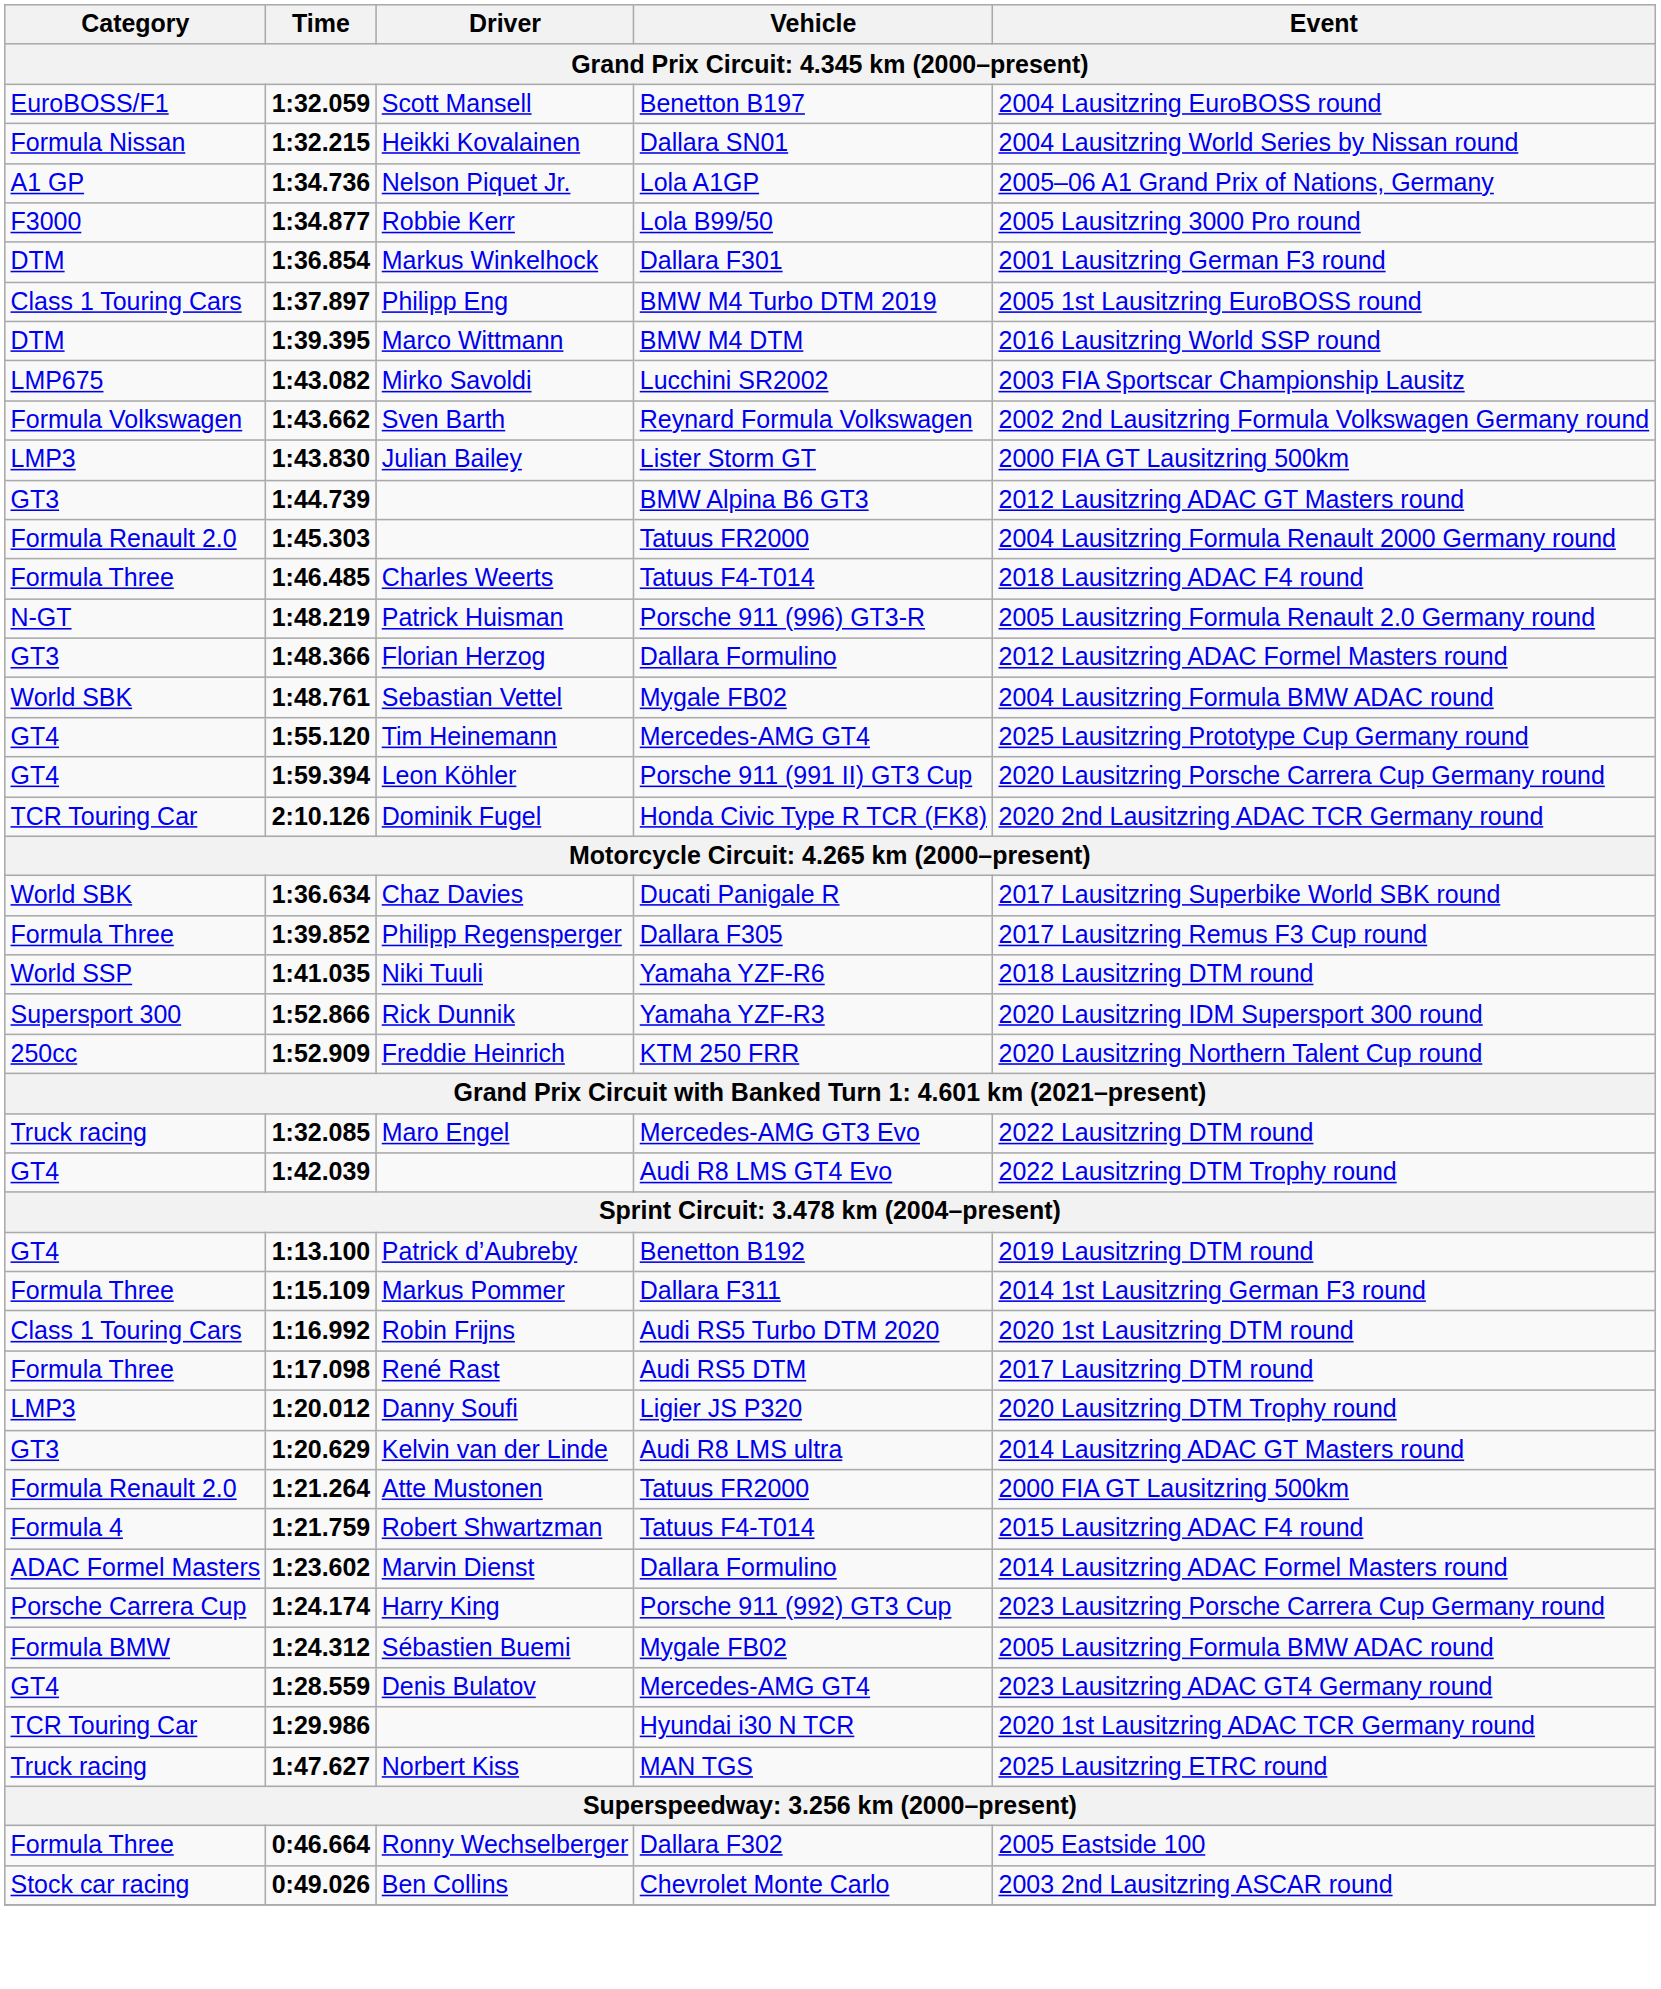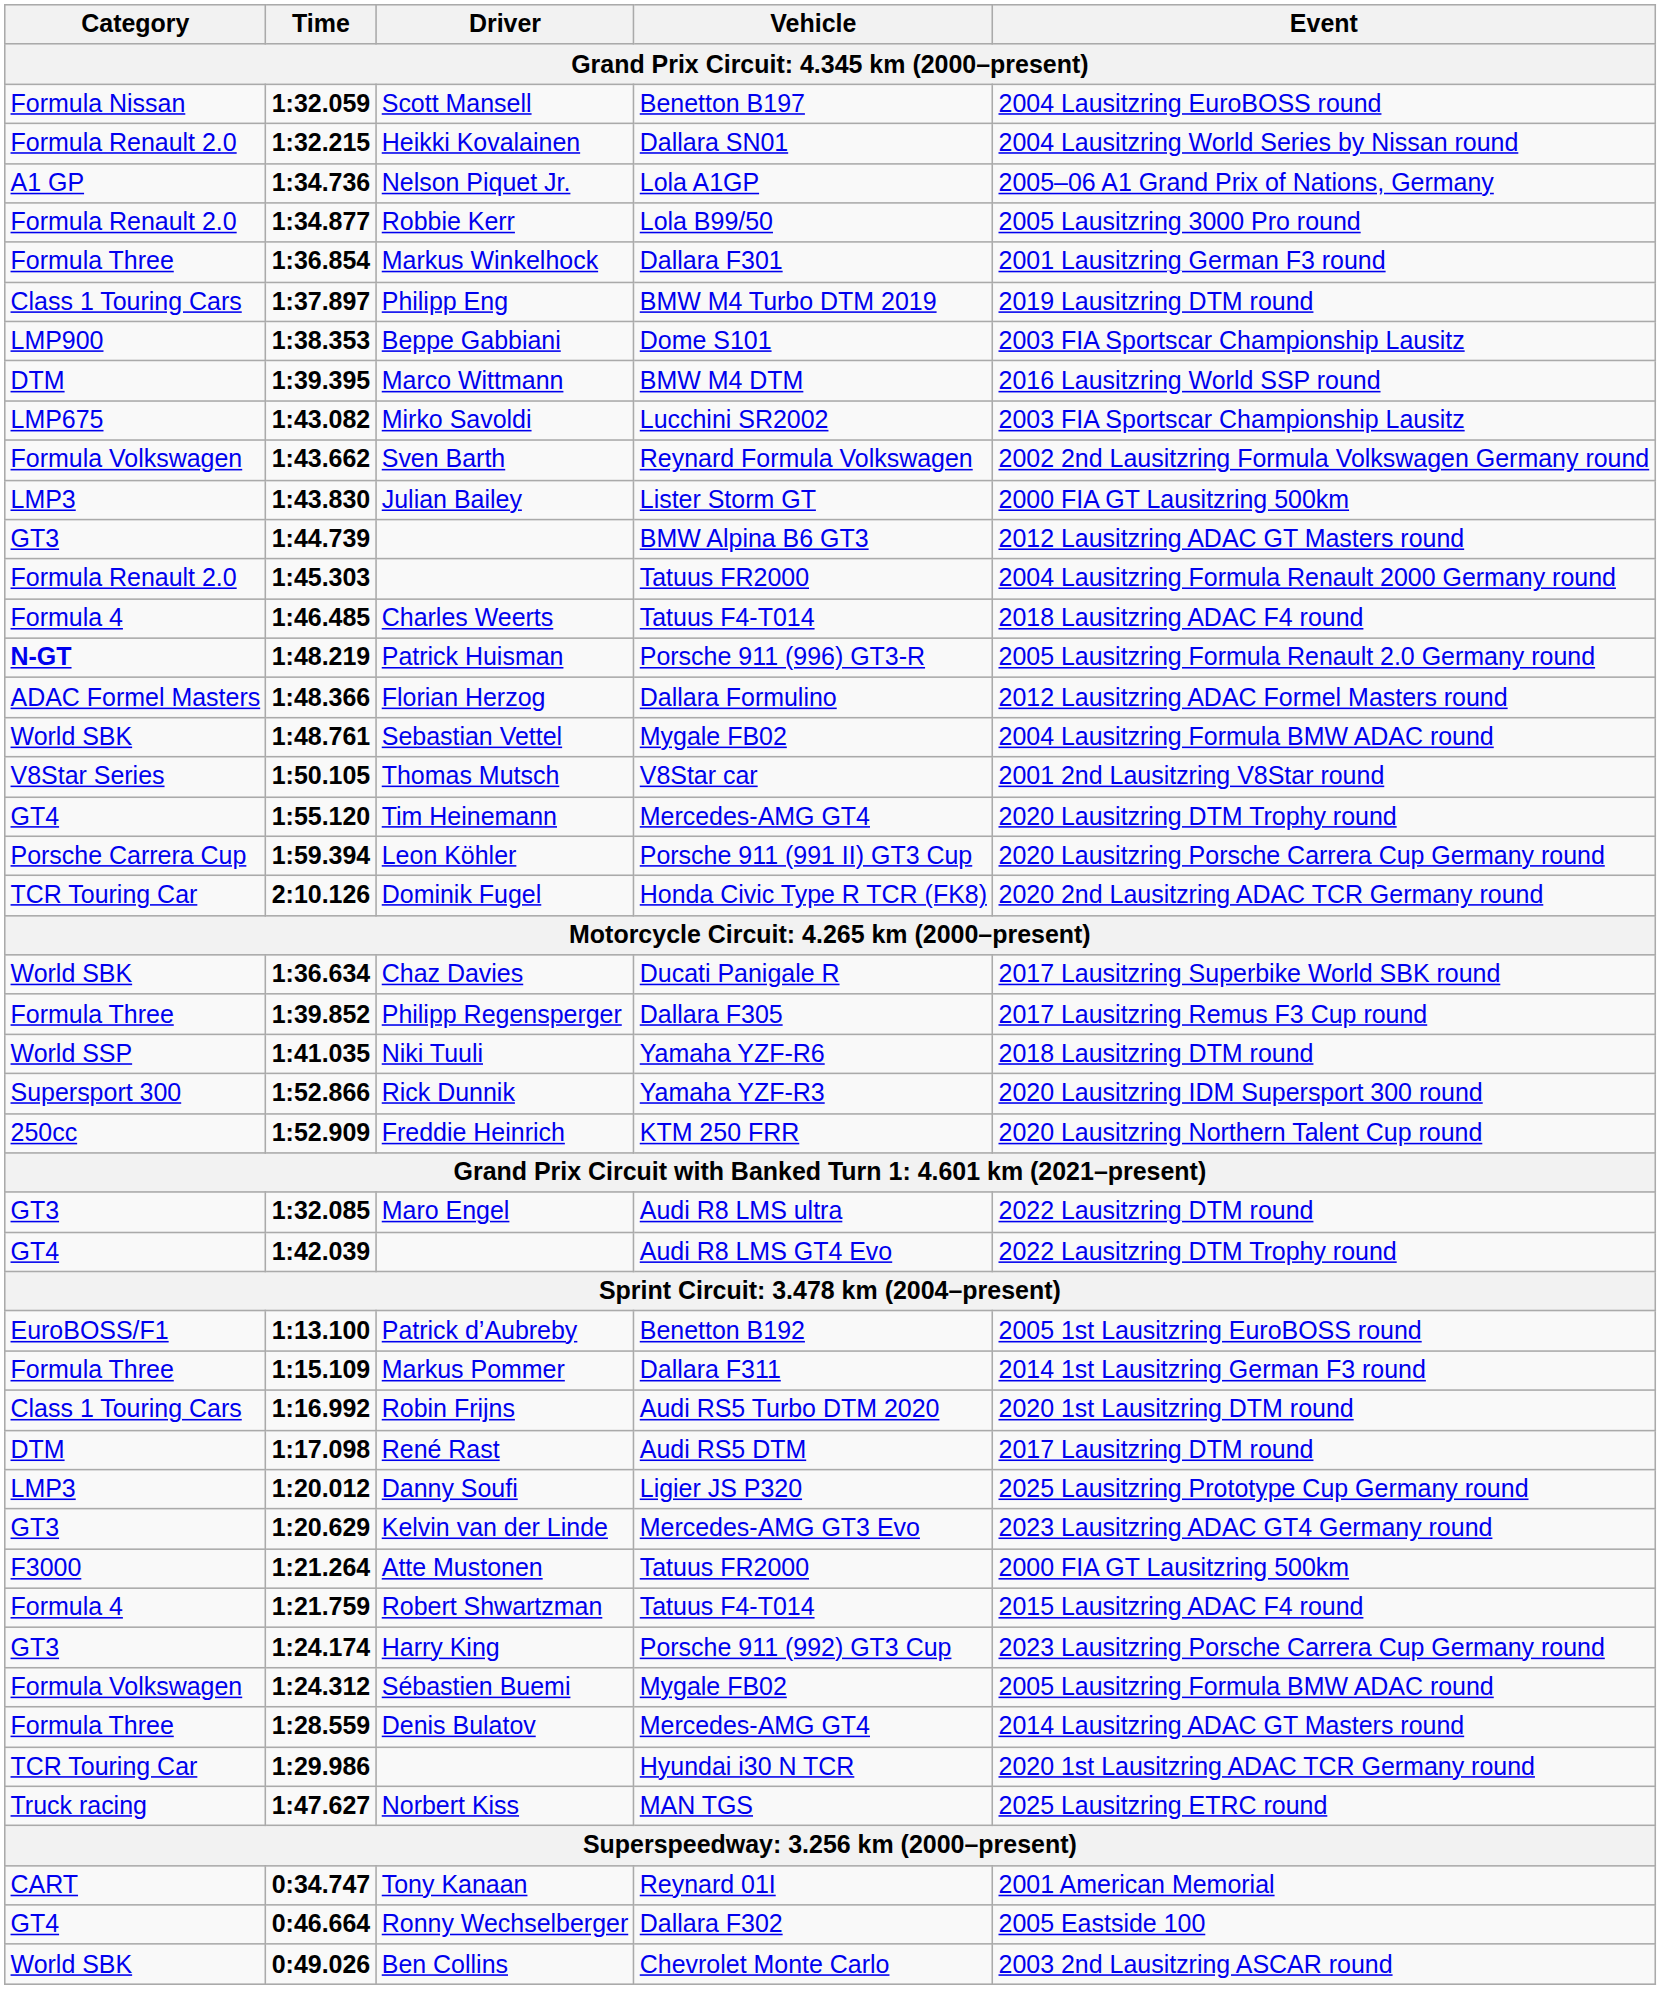(90, 103) EuroBOSS/F1 -> (98, 103) Formula Nissan
(98, 143) Formula Nissan -> (124, 143) Formula Renault 2.0
(46, 222) F3000 -> (124, 222) Formula Renault 2.0
(38, 261) DTM -> (92, 261) Formula Three
(1210, 301) 2005 1st Lausitzring EuroBOSS round -> (1156, 301) 2019 Lausitzring DTM round
+ row: (321, 340)
(92, 578) Formula Three -> (67, 618) Formula 4
(41, 618) normal -> (41, 657) bold
(35, 657) GT3 -> (135, 697) ADAC Formel Masters
+ row: (321, 776)
(1264, 736) 2025 Lausitzring Prototype Cup Germany round -> (1198, 815) 2020 Lausitzring DTM Trophy round
(35, 776) GT4 -> (128, 855) Porsche Carrera Cup
(79, 1132) Truck racing -> (35, 1211) GT3
(780, 1132) Mercedes-AMG GT3 Evo -> (741, 1211) Audi R8 LMS ultra
(35, 1251) GT4 -> (90, 1330) EuroBOSS/F1
(1156, 1251) 2019 Lausitzring DTM round -> (1210, 1330) 2005 1st Lausitzring EuroBOSS round
(92, 1370) Formula Three -> (38, 1449) DTM
(1198, 1409) 2020 Lausitzring DTM Trophy round -> (1264, 1488) 2025 Lausitzring Prototype Cup Germany round
(741, 1449) Audi R8 LMS ultra -> (780, 1528) Mercedes-AMG GT3 Evo
(1231, 1449) 2014 Lausitzring ADAC GT Masters round -> (1245, 1528) 2023 Lausitzring ADAC GT4 Germany round
(124, 1488) Formula Renault 2.0 -> (46, 1568) F3000
- row: (321, 1568)
(128, 1607) Porsche Carrera Cup -> (35, 1647) GT3
(90, 1647) Formula BMW -> (126, 1686) Formula Volkswagen
(35, 1686) GT4 -> (92, 1726) Formula Three
(1245, 1686) 2023 Lausitzring ADAC GT4 Germany round -> (1231, 1726) 2014 Lausitzring ADAC GT Masters round
+ row: (321, 1884)
(92, 1845) Formula Three -> (35, 1924) GT4
(100, 1884) Stock car racing -> (71, 1963) World SBK
